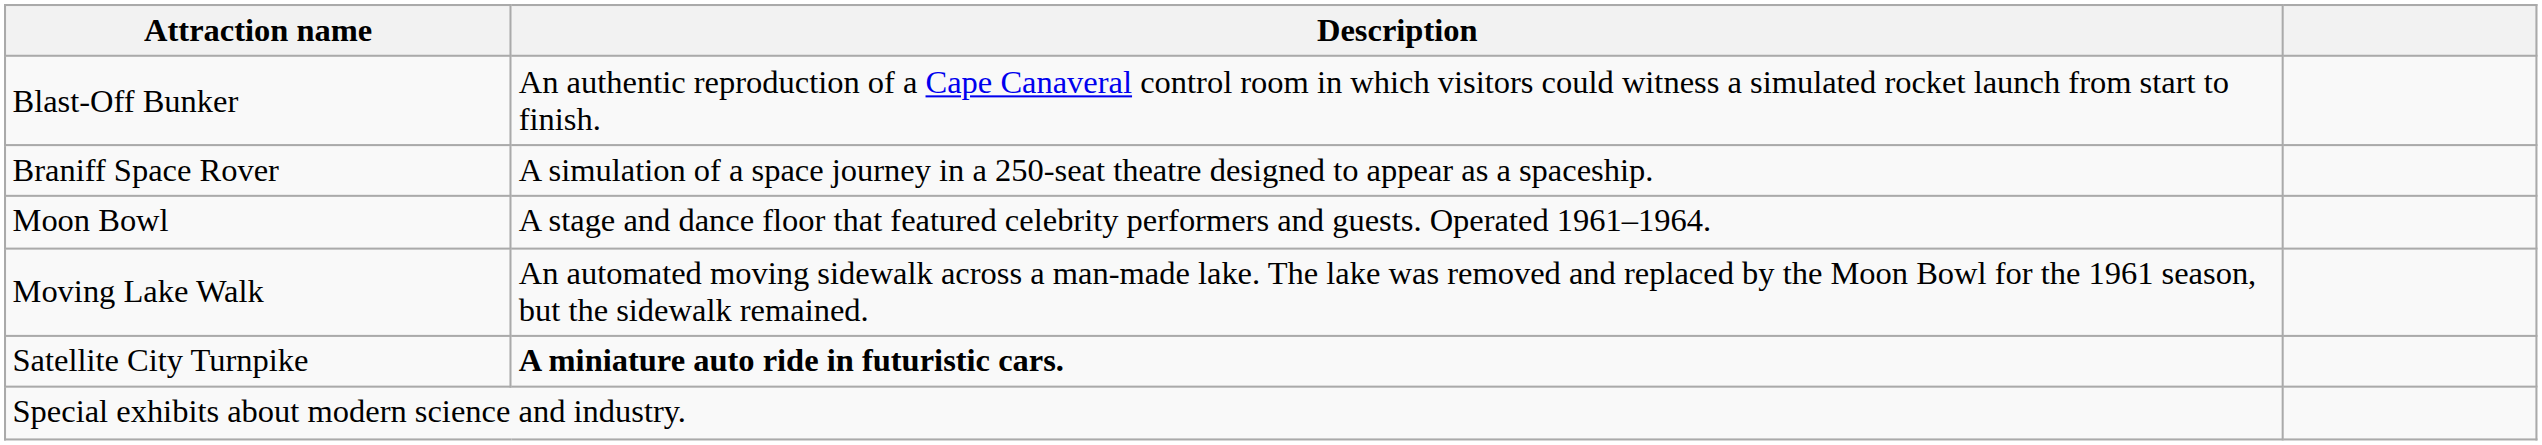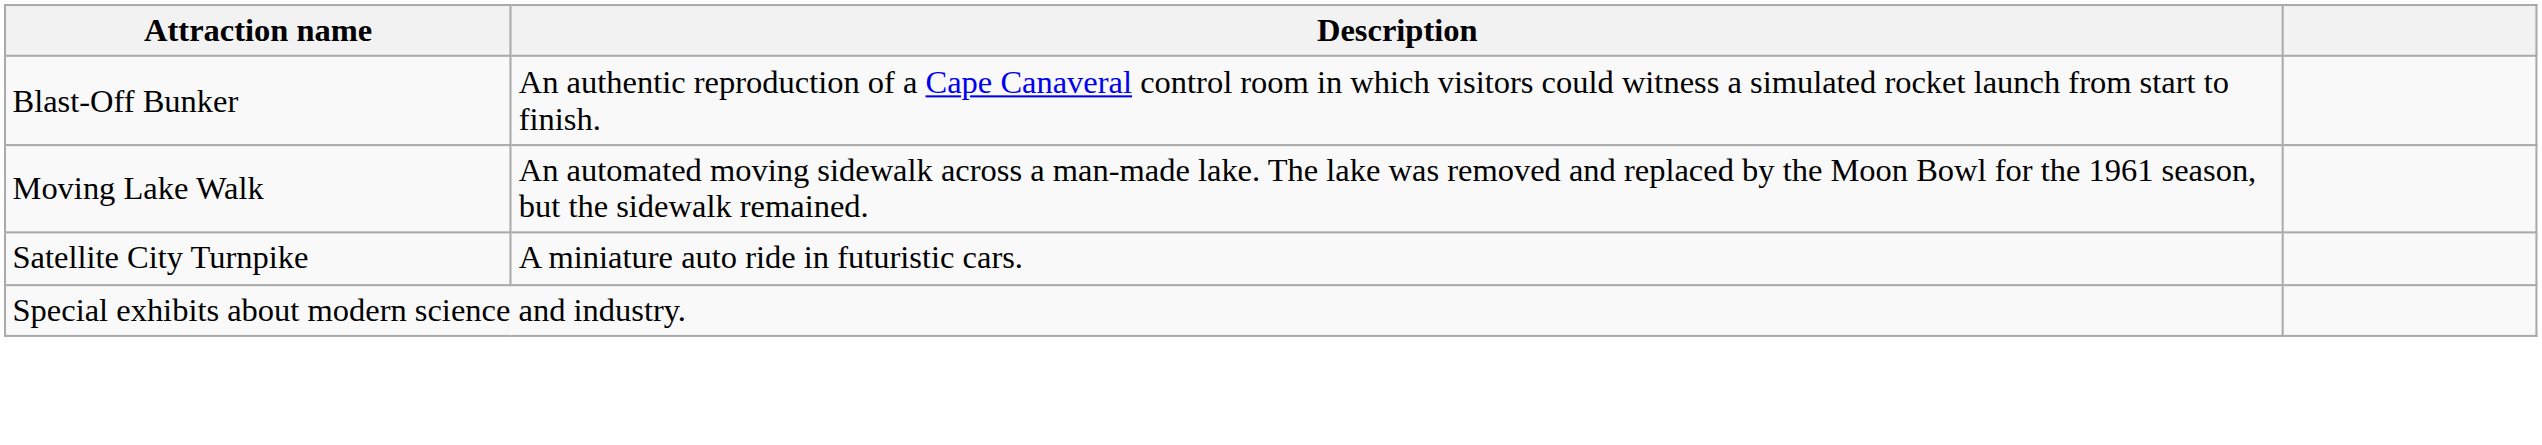- row: (146, 169)
- row: (91, 221)
(791, 360) bold -> (771, 257) normal
